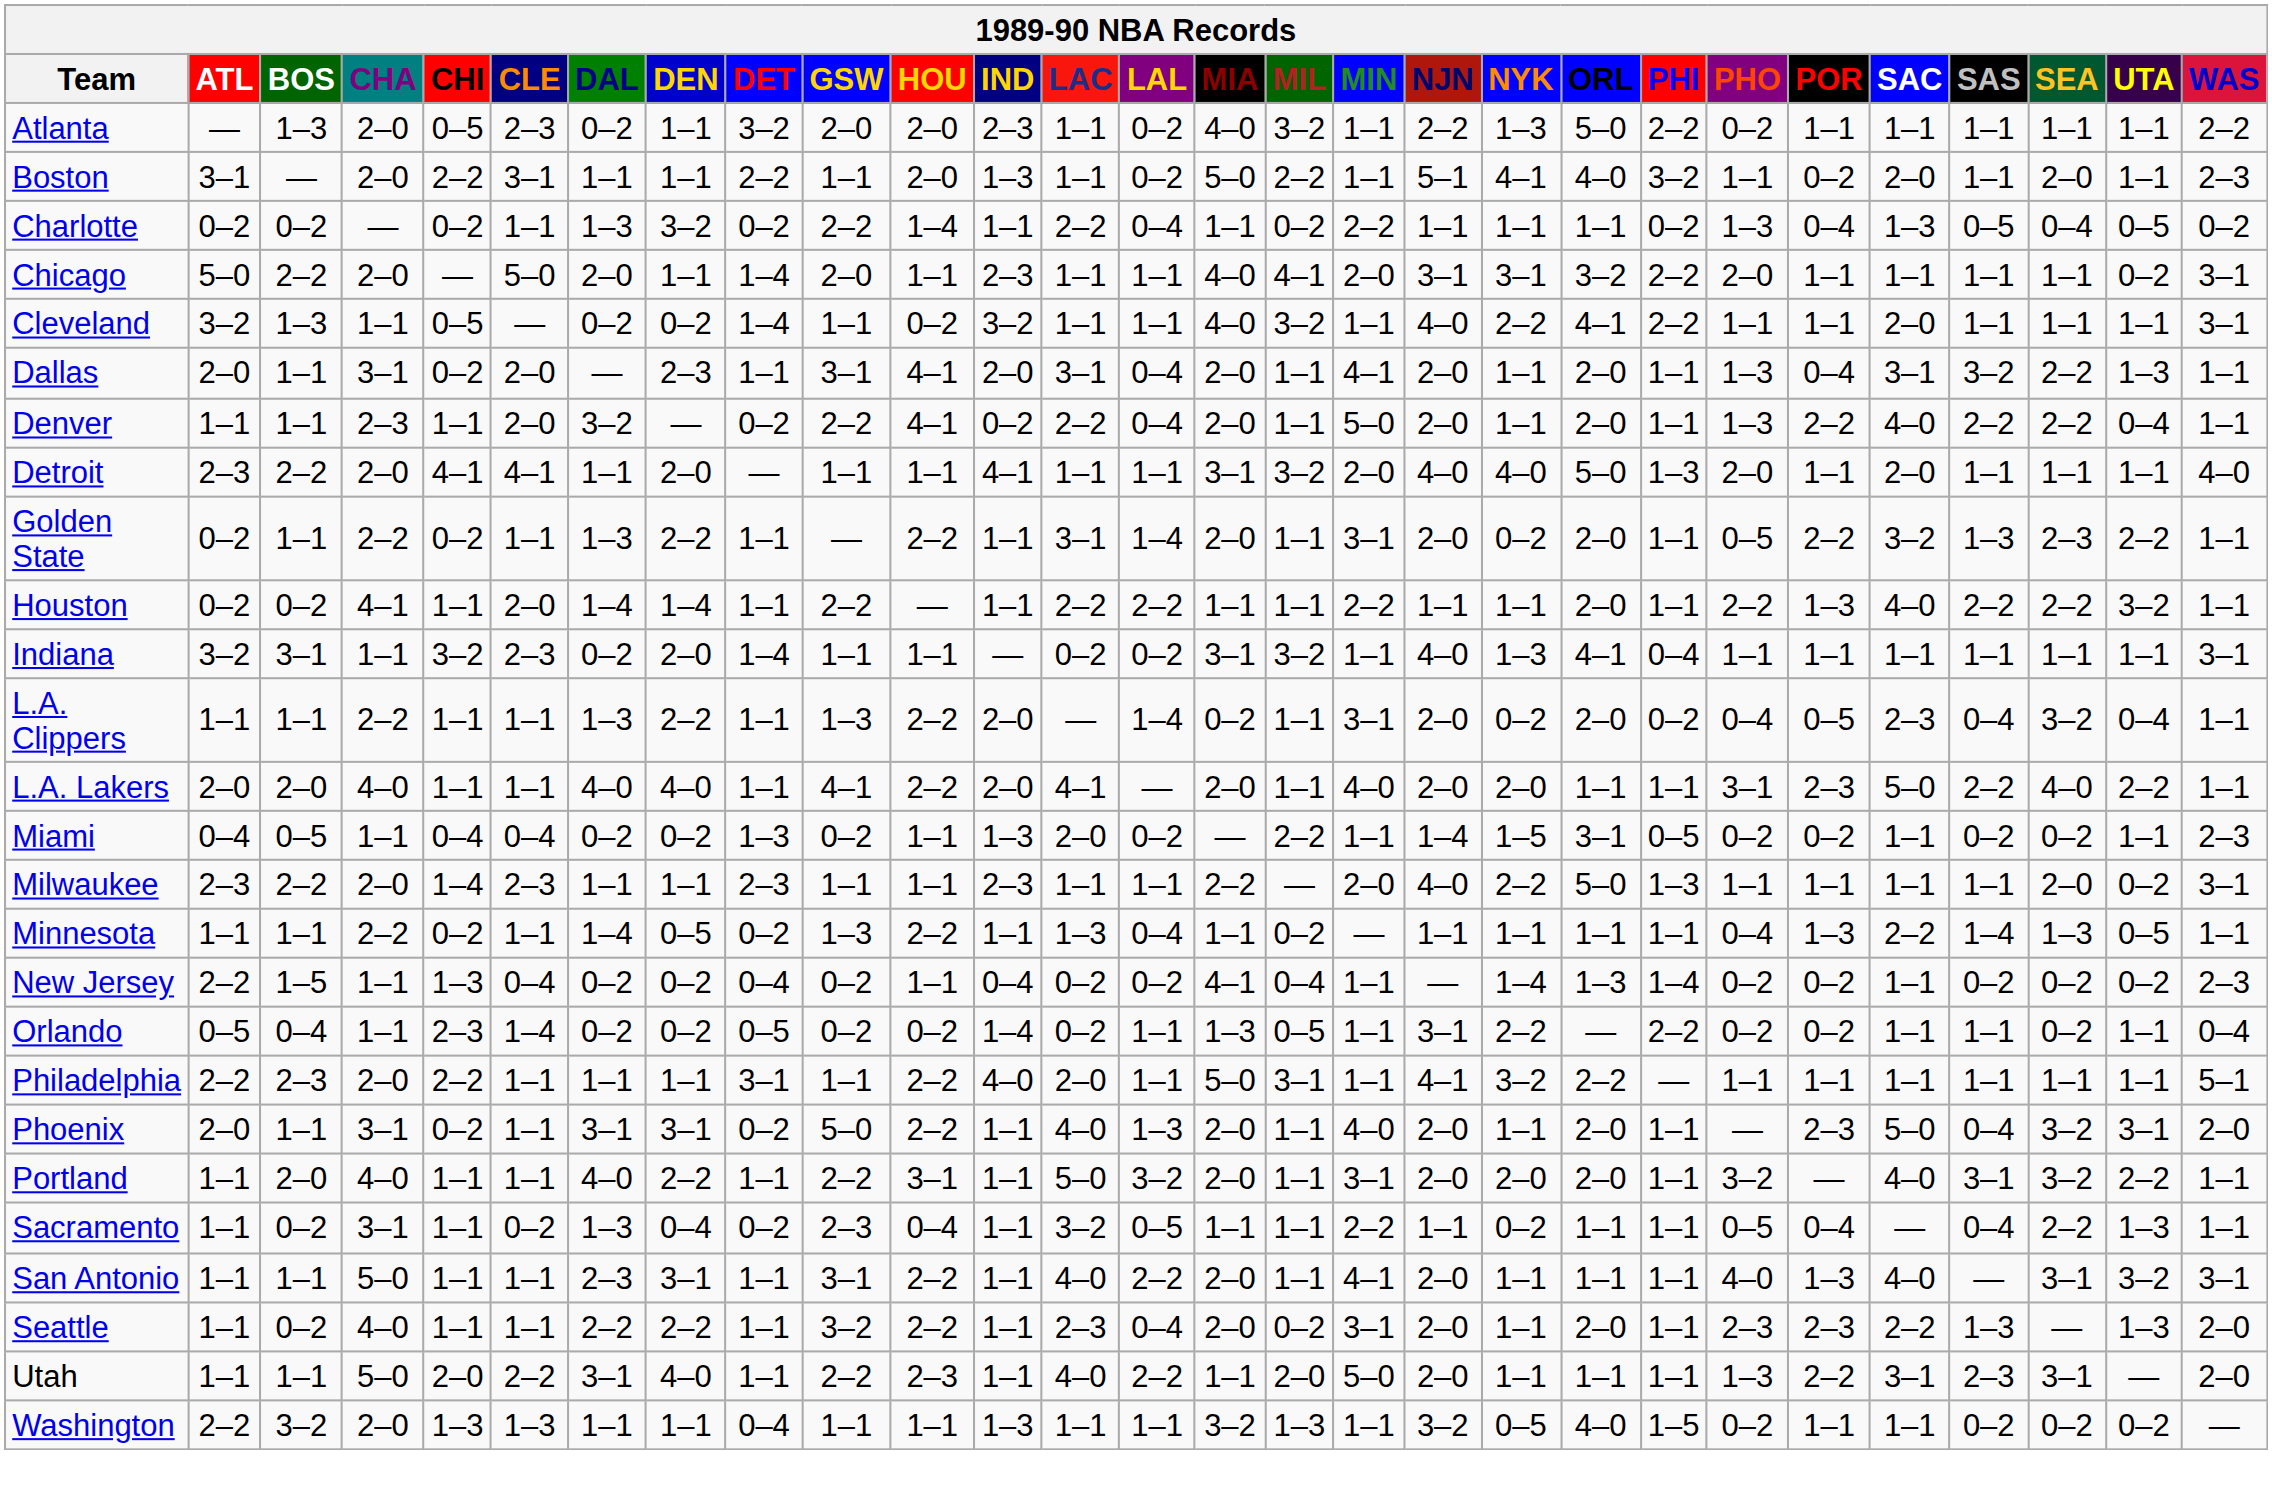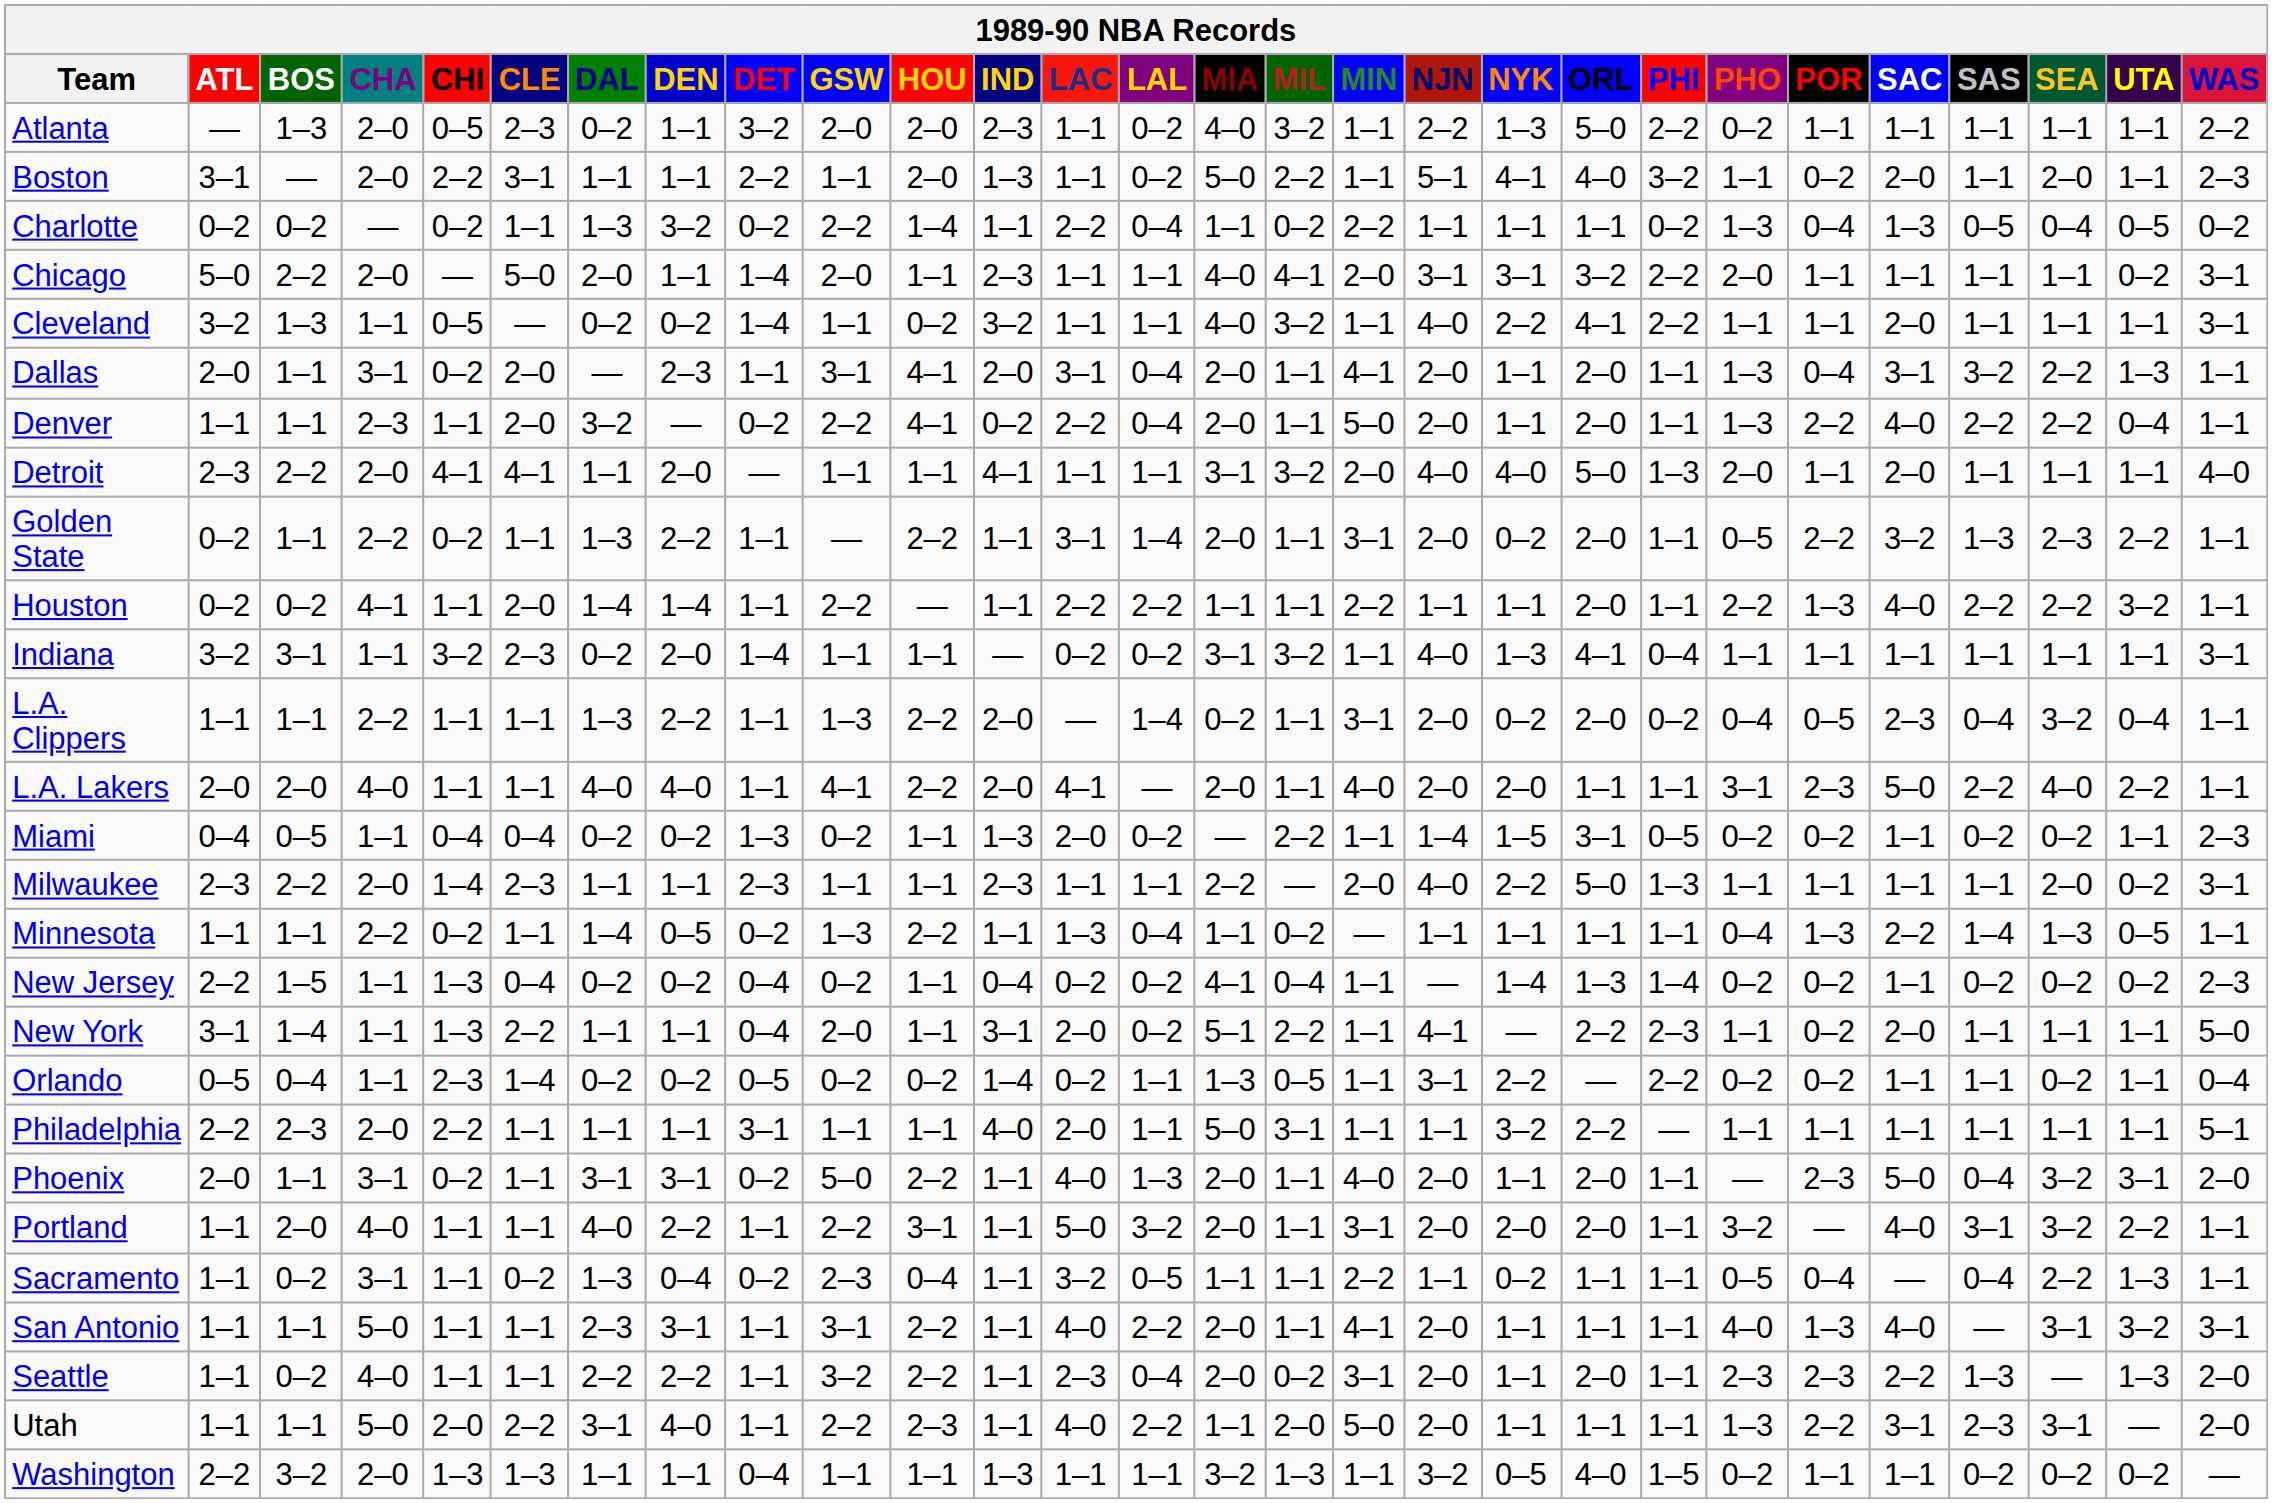+ row: (78, 1032)
(932, 1081) 2–2 -> (932, 1130) 1–1
(1443, 1081) 4–1 -> (1443, 1130) 1–1
